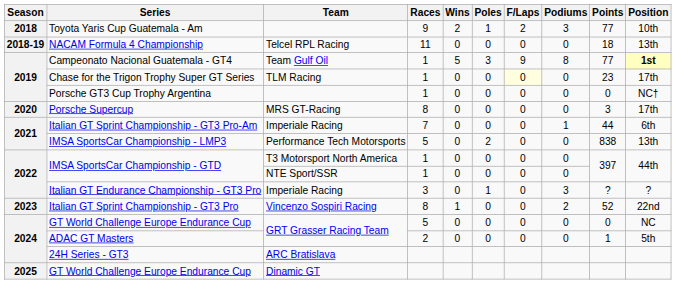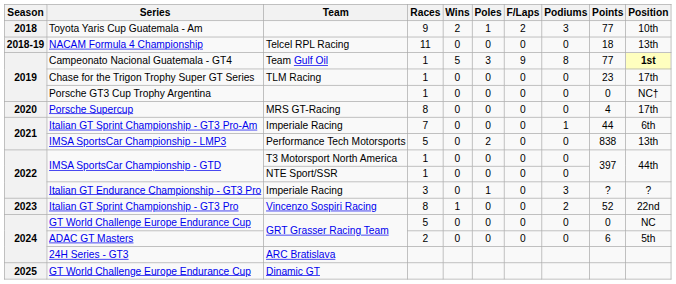(523, 77) lightyellow background -> (523, 77) no background
(608, 110) 3 -> (608, 110) 4
(608, 239) 1 -> (608, 239) 6
